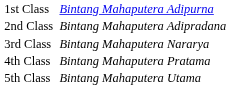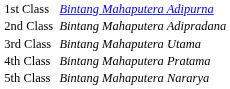(134, 43) Bintang Mahaputera Nararya -> (130, 43) Bintang Mahaputera Utama
(130, 78) Bintang Mahaputera Utama -> (134, 78) Bintang Mahaputera Nararya
